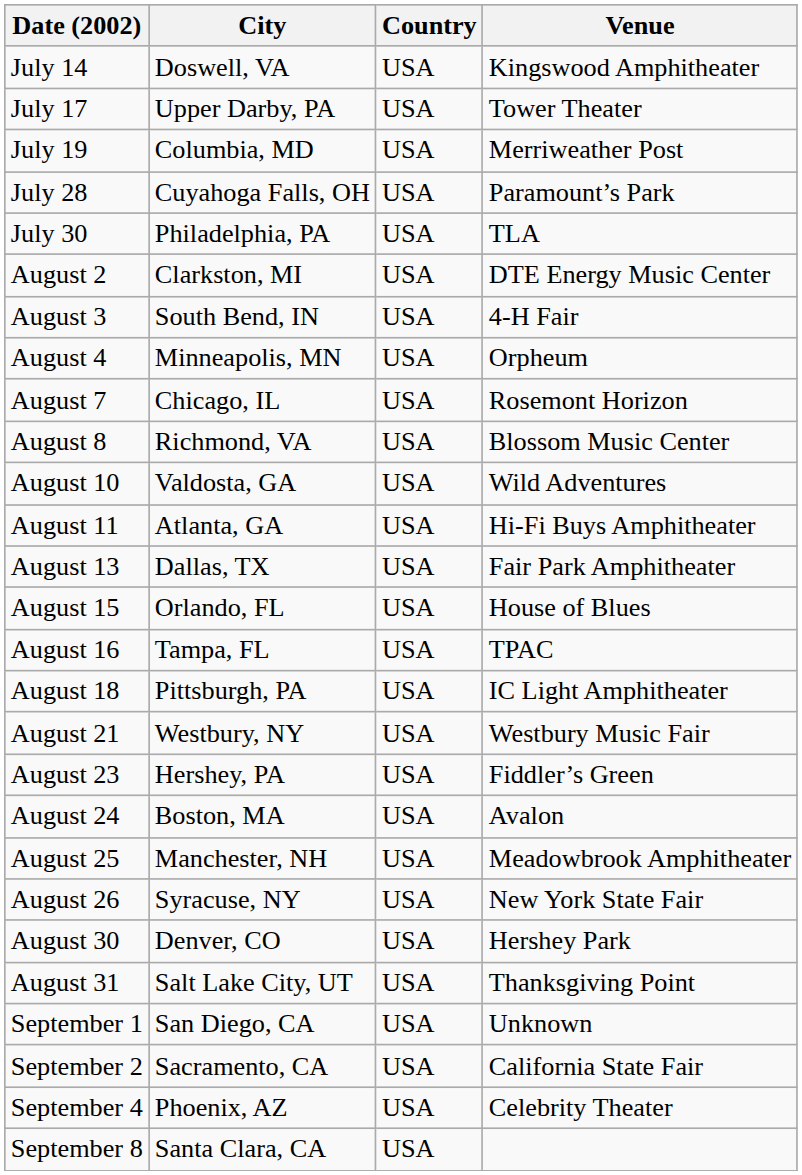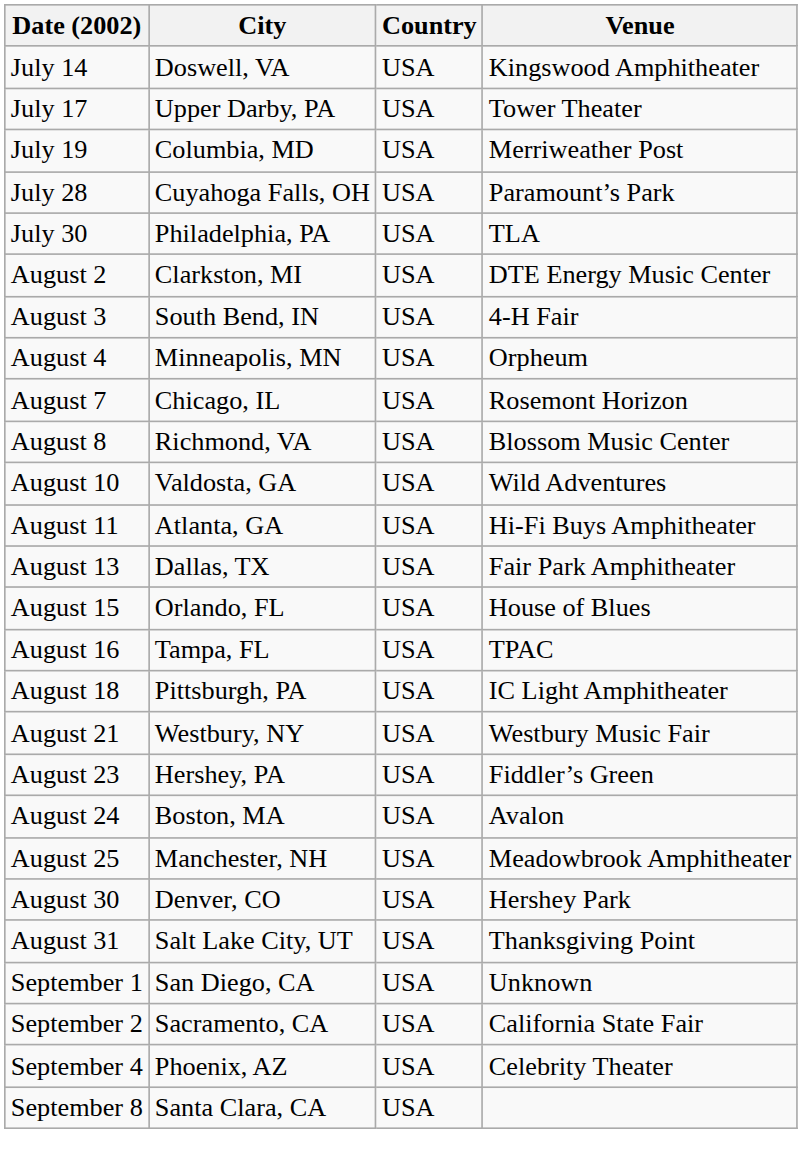- row: (65, 899)
